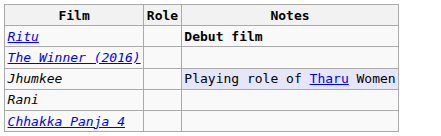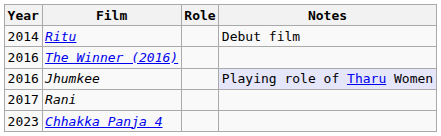+ column: (23, 15)
(223, 36) bold -> (261, 36) normal
